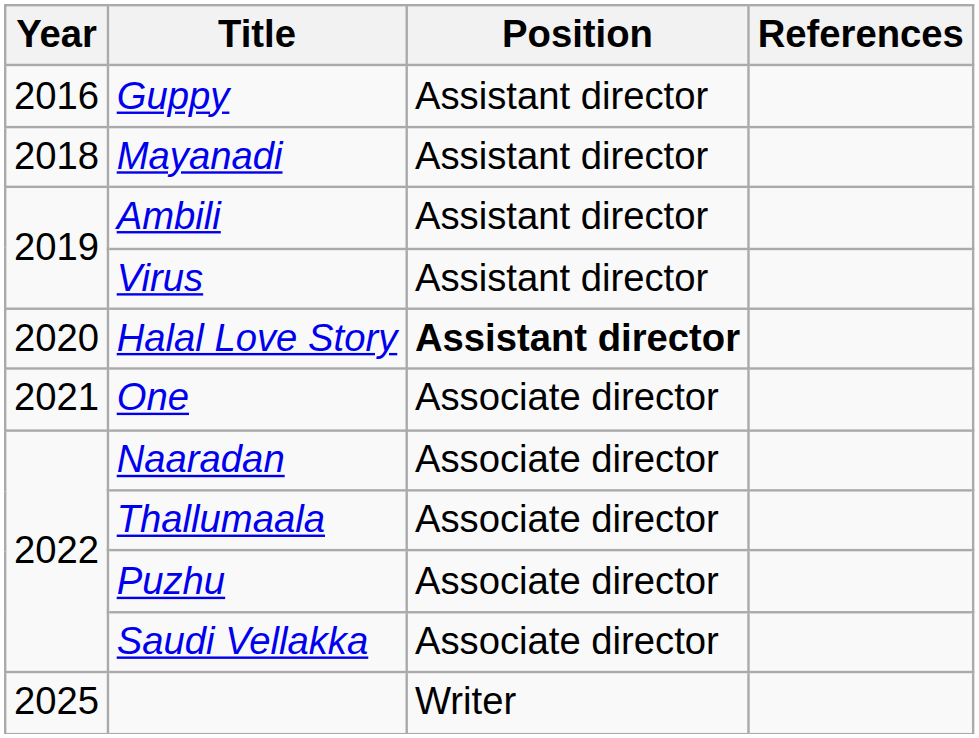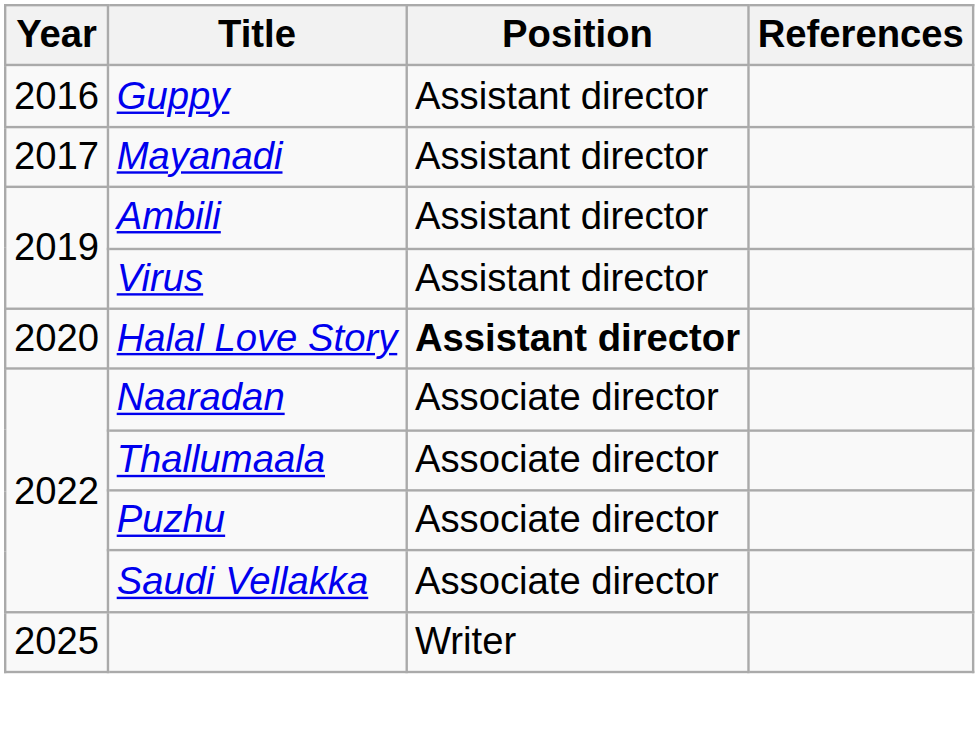(57, 156) 2018 -> (57, 156) 2017
- row: (153, 398)
